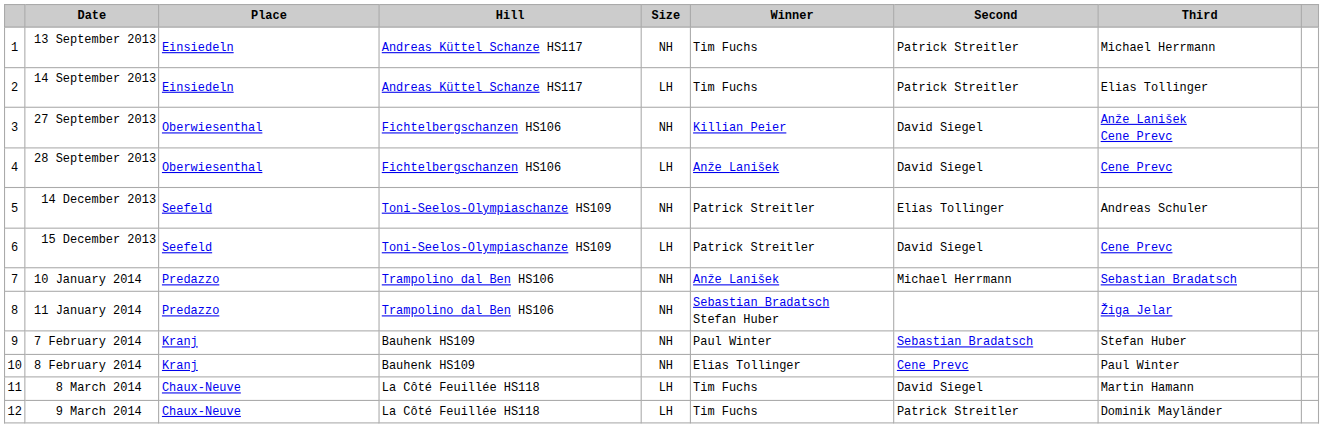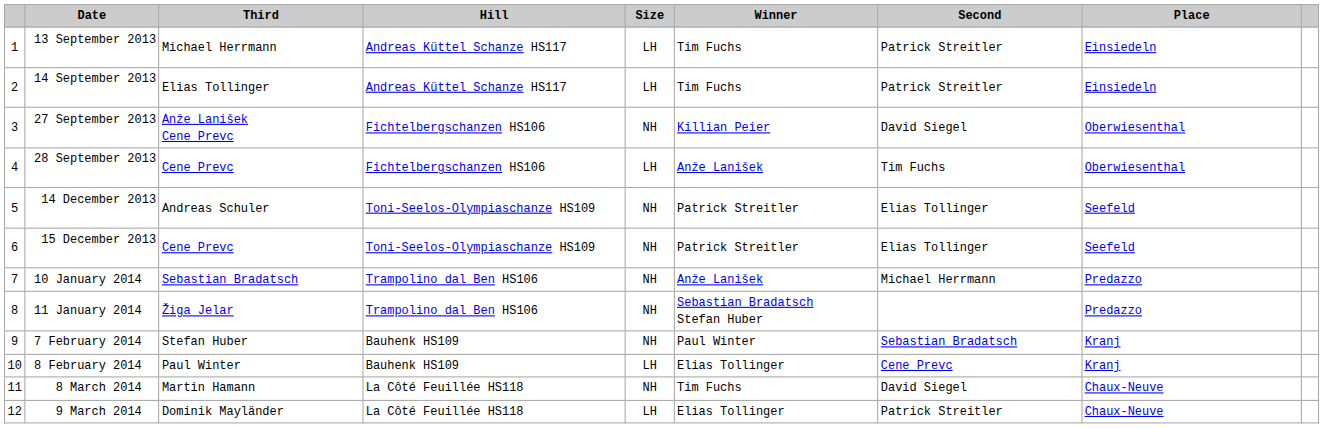columns swapped: (269, 16) <-> (1200, 16)
(666, 48) NH -> (650, 48) LH
(940, 168) David Siegel -> (913, 168) Tim Fuchs
(666, 248) LH -> (650, 248) NH
(940, 248) David Siegel -> (935, 248) Elias Tollinger
(666, 366) NH -> (650, 366) LH
(666, 389) LH -> (650, 389) NH
(725, 412) Tim Fuchs -> (731, 412) Elias Tollinger
